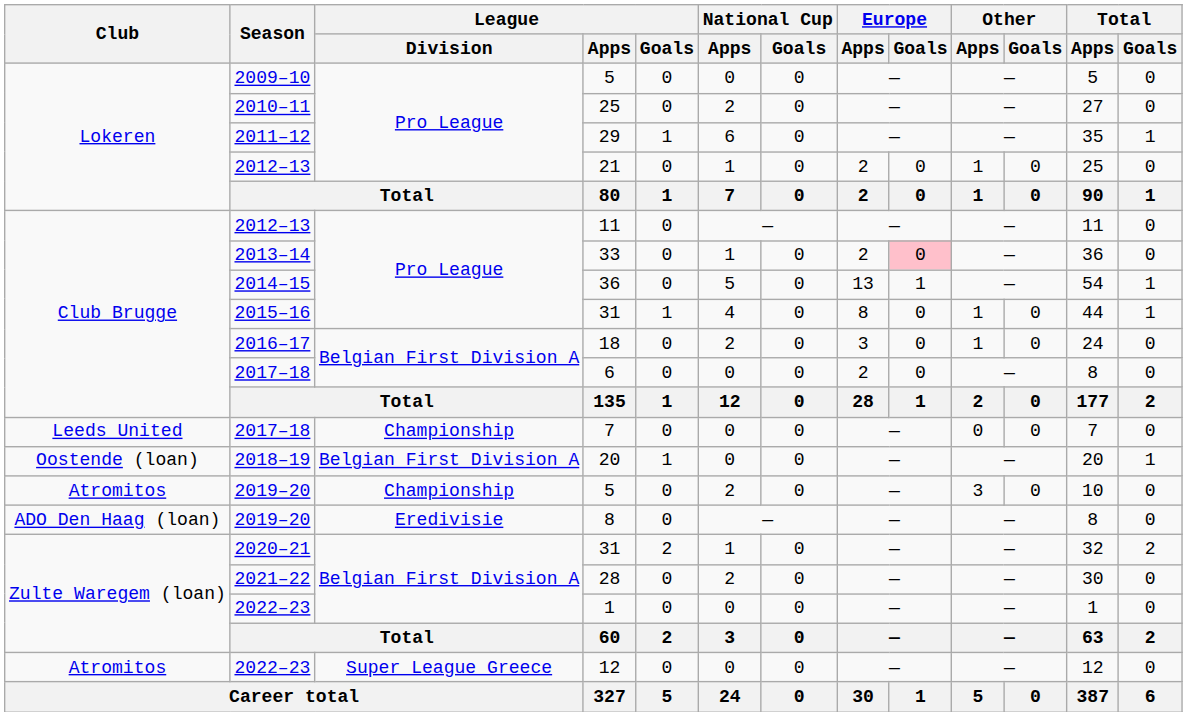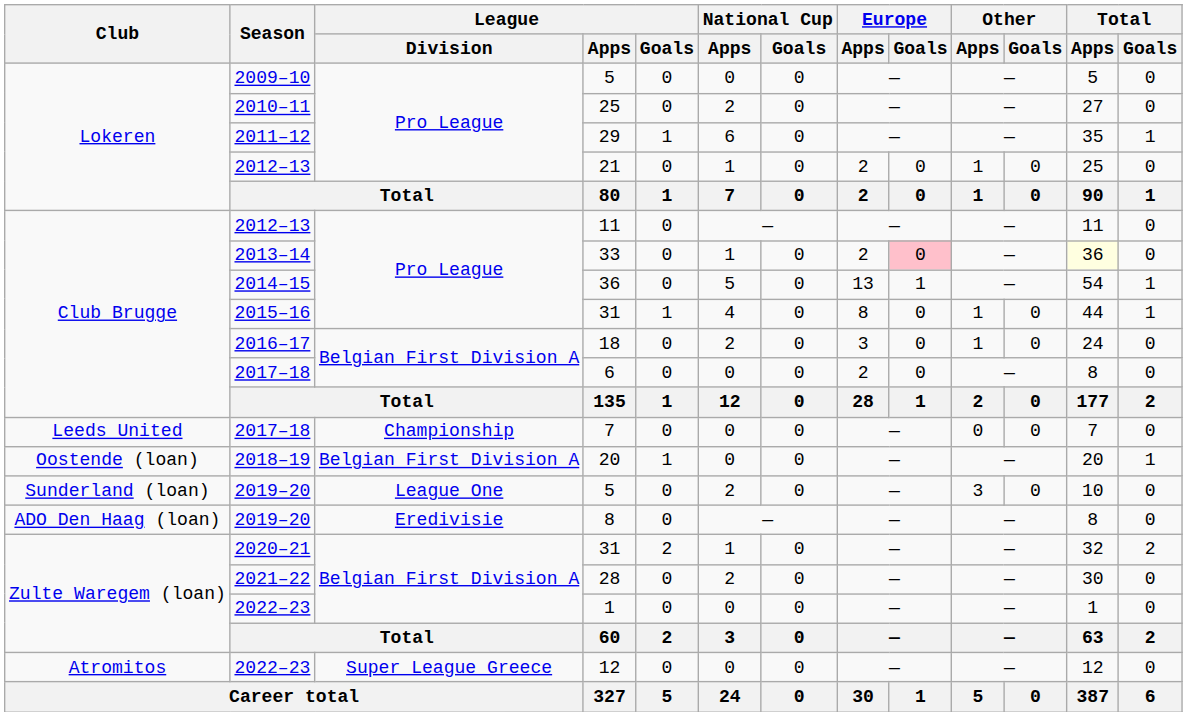(1093, 255) no background -> (1093, 255) lightyellow background
(117, 491) Atromitos -> (117, 491) Sunderland (loan)
(449, 491) Championship -> (449, 491) League One
